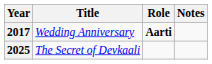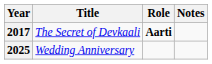(85, 31) Wedding Anniversary -> (88, 31) The Secret of Devkaali
(88, 50) The Secret of Devkaali -> (85, 50) Wedding Anniversary
